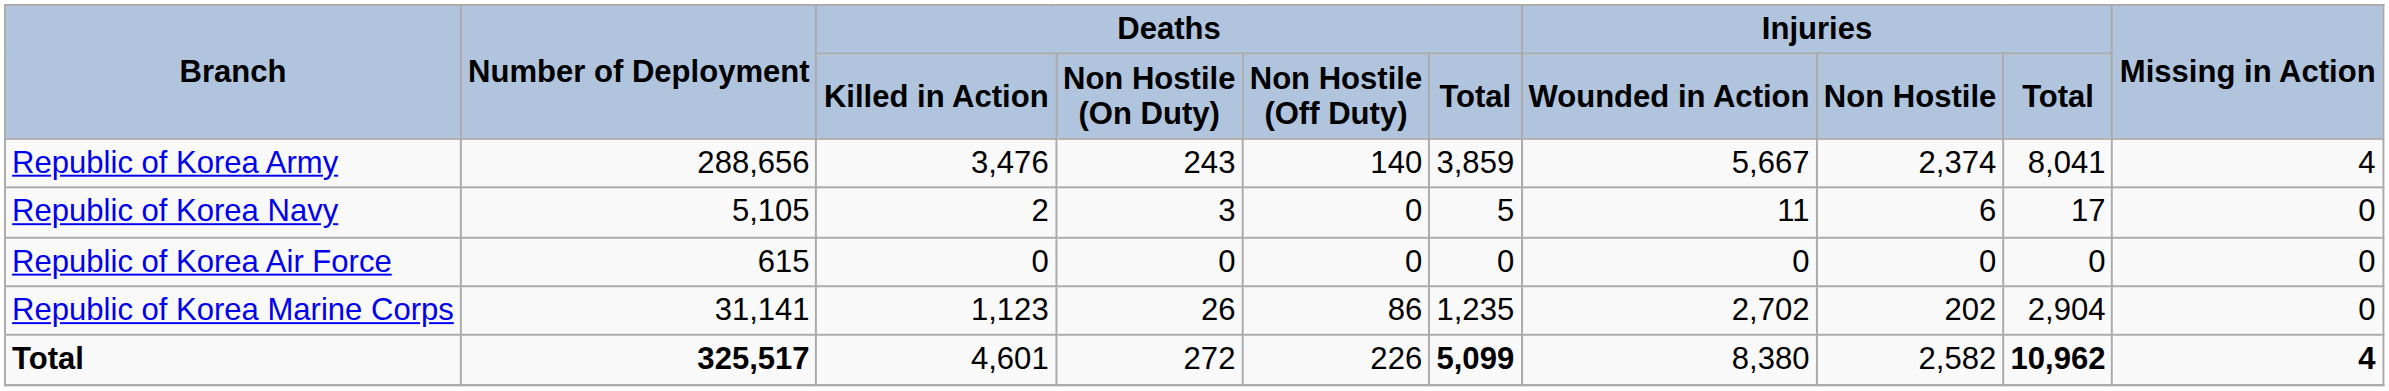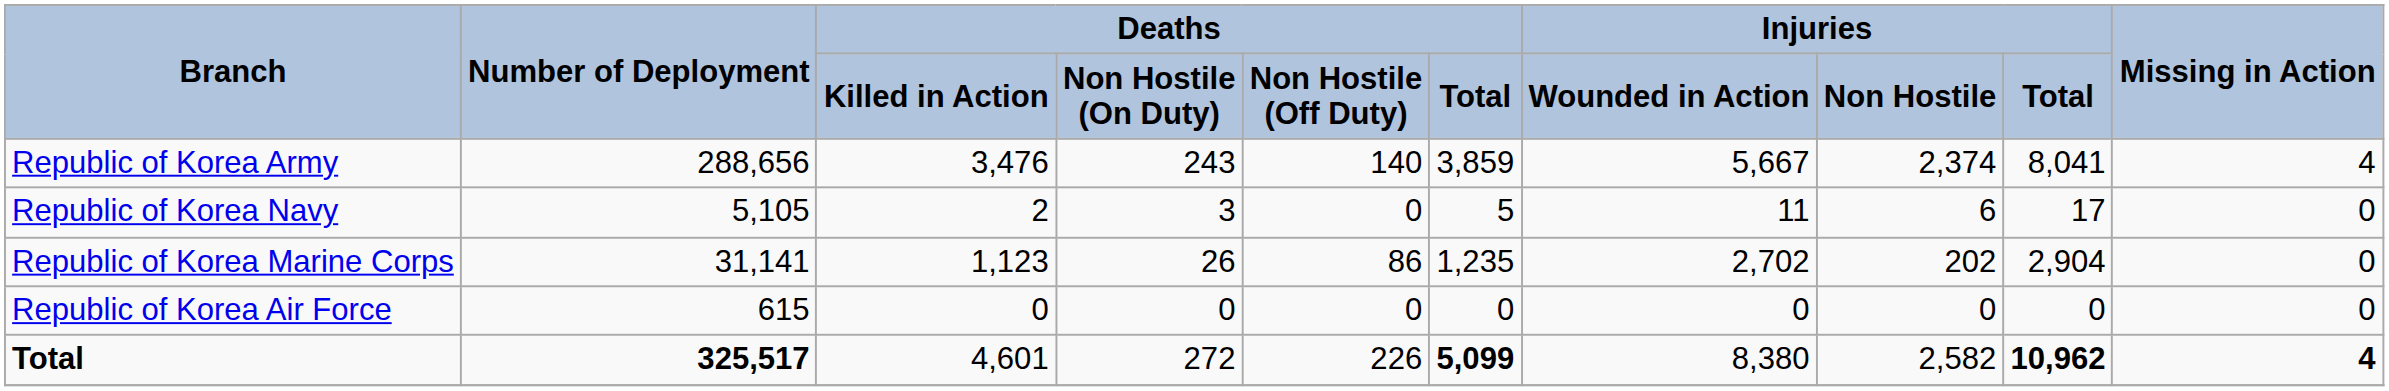rows swapped: (233, 310) <-> (202, 260)
